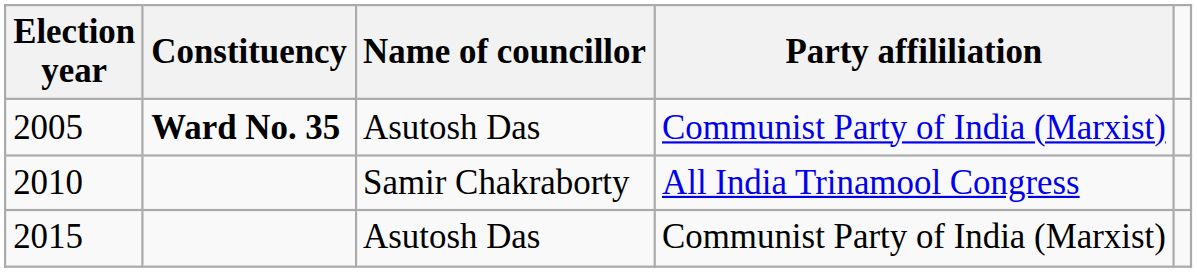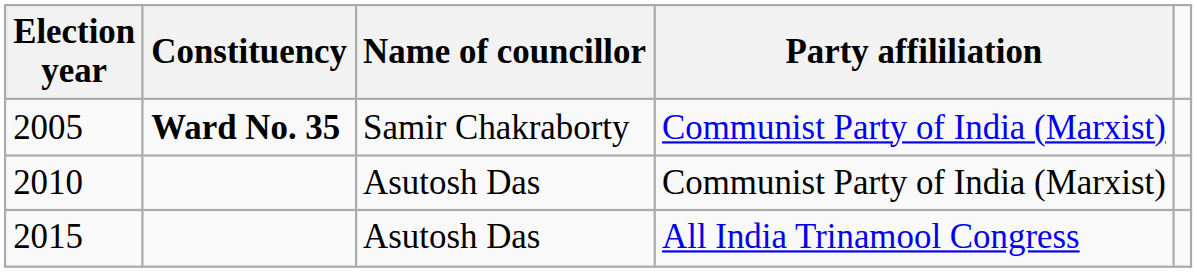(452, 126) Asutosh Das -> (496, 126) Samir Chakraborty
(496, 182) Samir Chakraborty -> (452, 182) Asutosh Das
(871, 182) All India Trinamool Congress -> (914, 182) Communist Party of India (Marxist)
(914, 237) Communist Party of India (Marxist) -> (871, 237) All India Trinamool Congress
